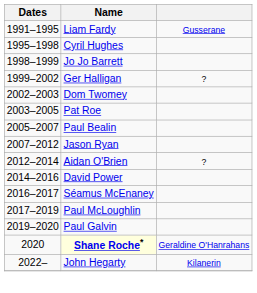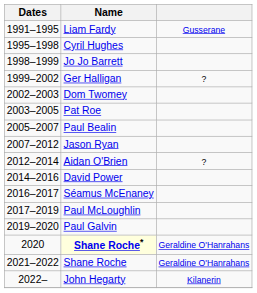+ row: (95, 262)
